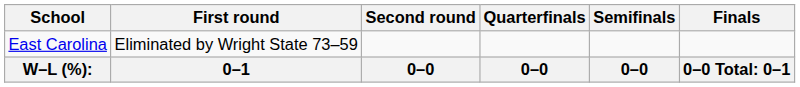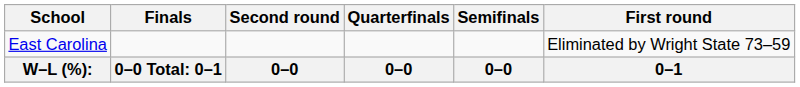columns swapped: (236, 18) <-> (737, 18)
